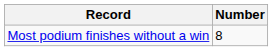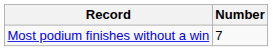(219, 36) 8 -> (219, 36) 7
